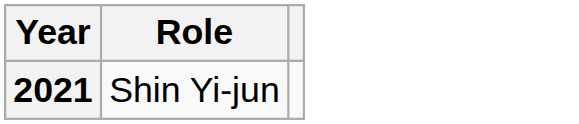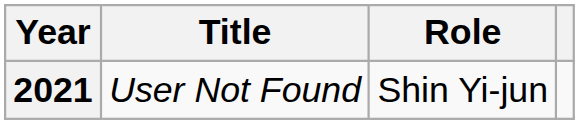+ column: (235, 32)
